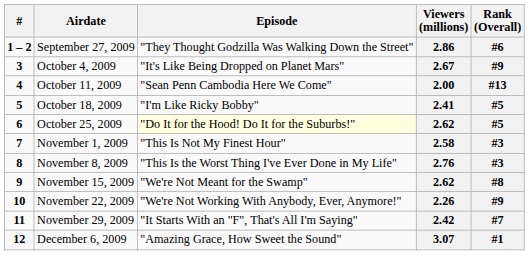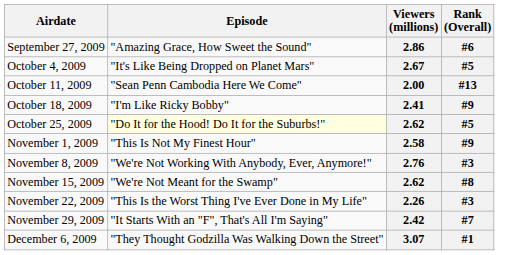- column: (19, 20)
(277, 47) "They Thought Godzilla Was Walking Down the Street" -> (211, 47) "Amazing Grace, How Sweet the Sound"
(498, 66) #9 -> (468, 66) #5
(498, 104) #5 -> (468, 104) #9
(498, 143) #3 -> (468, 143) #9
(269, 162) "This Is the Worst Thing I've Ever Done in My Life" -> (241, 162) "We're Not Working With Anybody, Ever, Anymore!"
(271, 201) "We're Not Working With Anybody, Ever, Anymore!" -> (239, 201) "This Is the Worst Thing I've Ever Done in My Life"
(498, 201) #9 -> (468, 201) #3
(241, 239) "Amazing Grace, How Sweet the Sound" -> (247, 239) "They Thought Godzilla Was Walking Down the Street"
